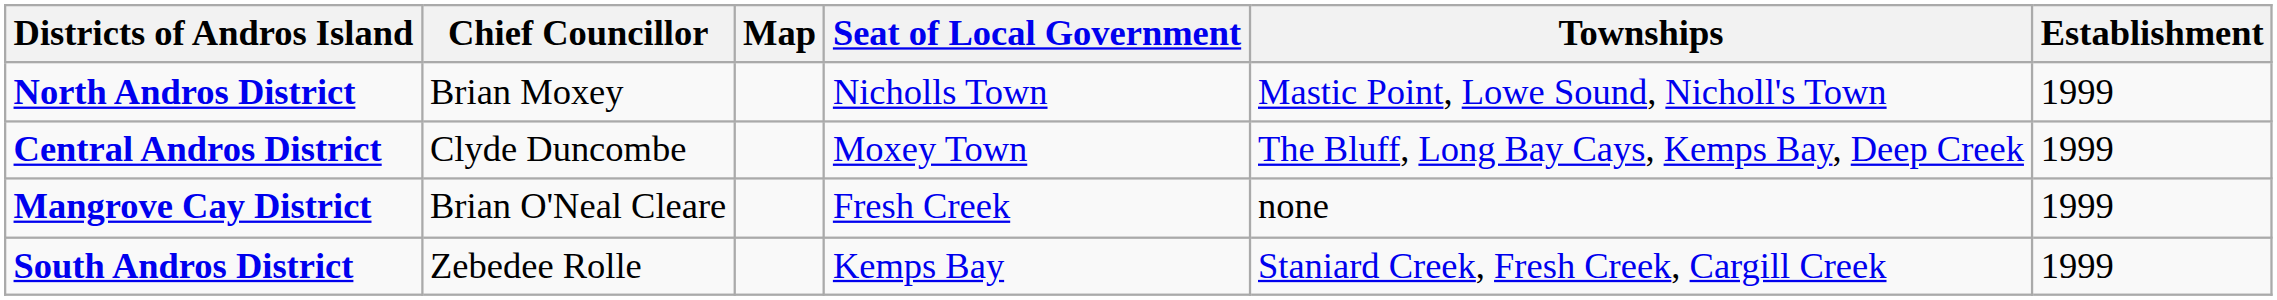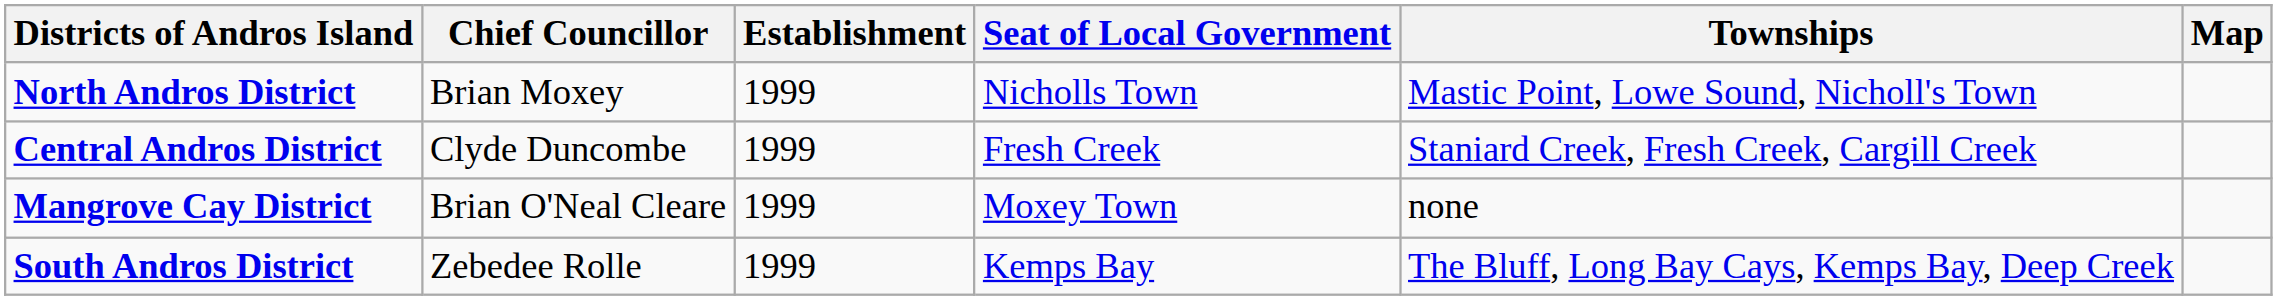columns swapped: (2152, 33) <-> (780, 33)
(930, 149) Moxey Town -> (1072, 149) Fresh Creek
(1641, 149) The Bluff, Long Bay Cays, Kemps Bay, Deep Creek -> (1722, 149) Staniard Creek, Fresh Creek, Cargill Creek
(922, 206) Fresh Creek -> (1080, 206) Moxey Town
(1572, 264) Staniard Creek, Fresh Creek, Cargill Creek -> (1791, 264) The Bluff, Long Bay Cays, Kemps Bay, Deep Creek
